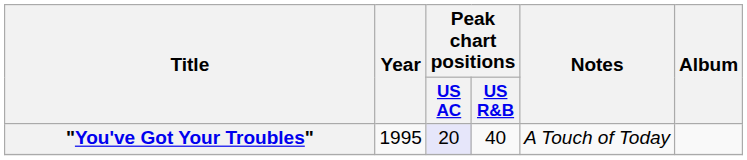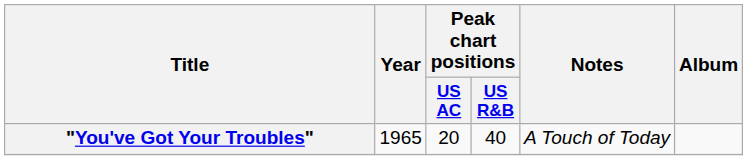(401, 138) 1995 -> (401, 138) 1965
(449, 138) lavender background -> (449, 138) no background
